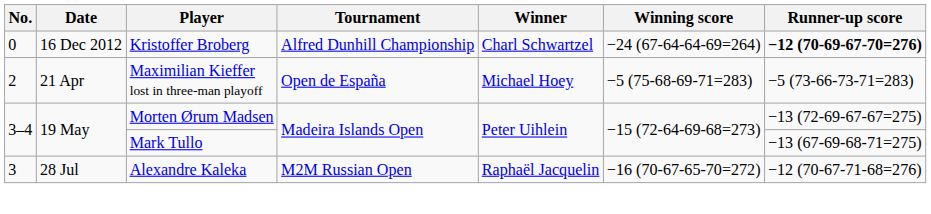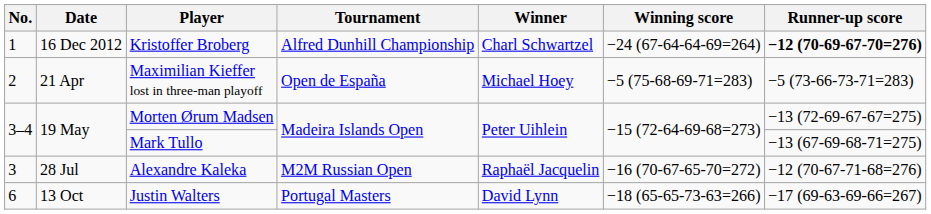(12, 44) 0 -> (12, 44) 1
+ row: (175, 196)
